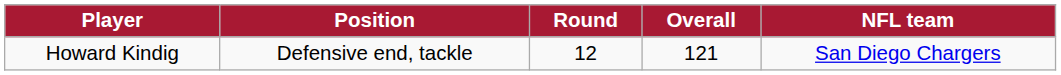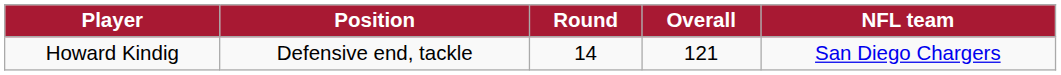(586, 53) 12 -> (586, 53) 14
